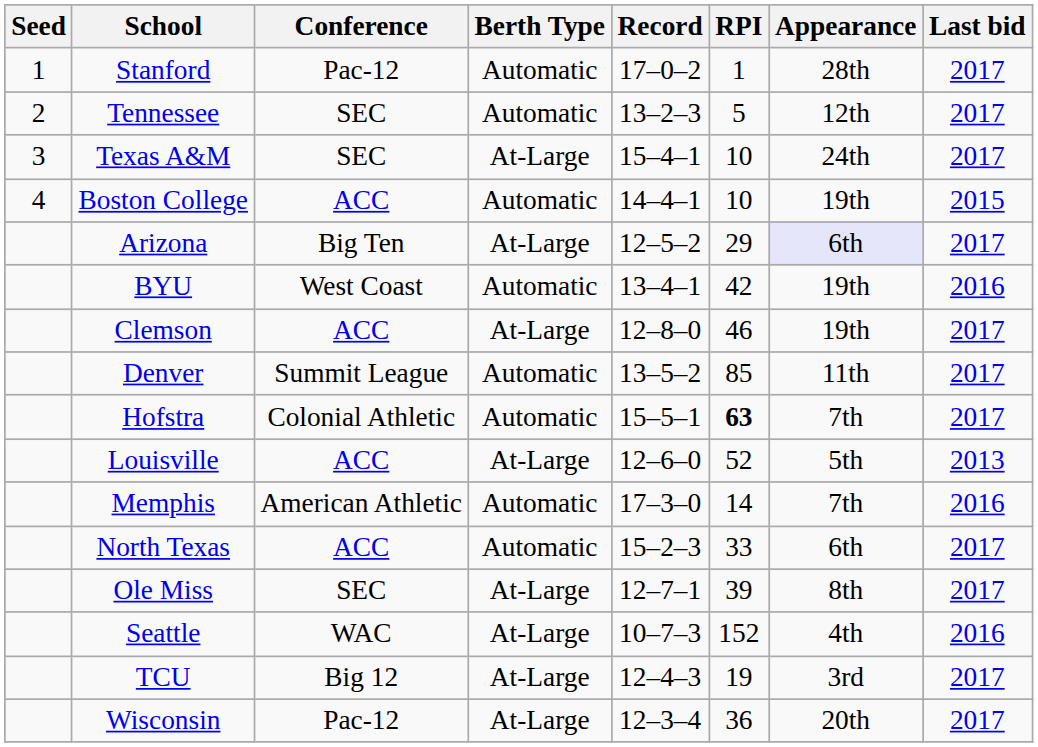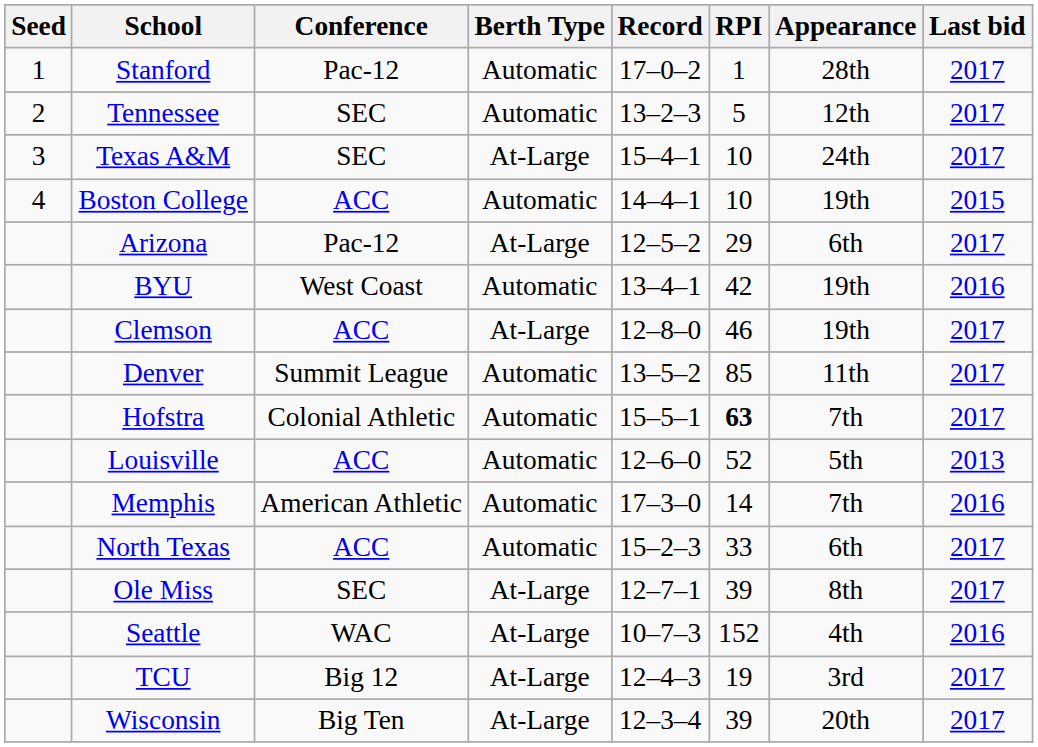(361, 243) Big Ten -> (361, 243) Pac-12
(846, 243) lavender background -> (846, 243) no background
(540, 460) At-Large -> (540, 460) Automatic
(361, 720) Pac-12 -> (361, 720) Big Ten
(739, 720) 36 -> (739, 720) 39
